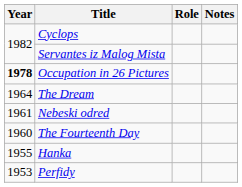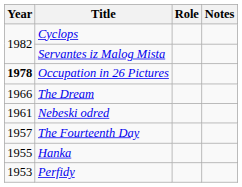(20, 93) 1964 -> (20, 93) 1966
(20, 133) 1960 -> (20, 133) 1957
